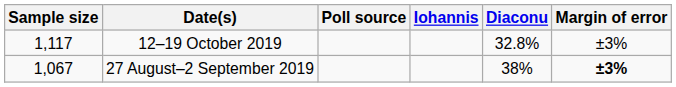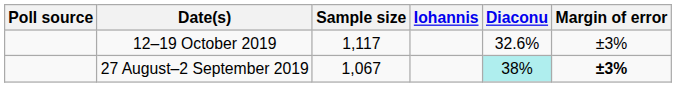columns swapped: (364, 17) <-> (53, 17)
(517, 43) 32.8% -> (517, 43) 32.6%
(517, 69) no background -> (517, 69) paleturquoise background
